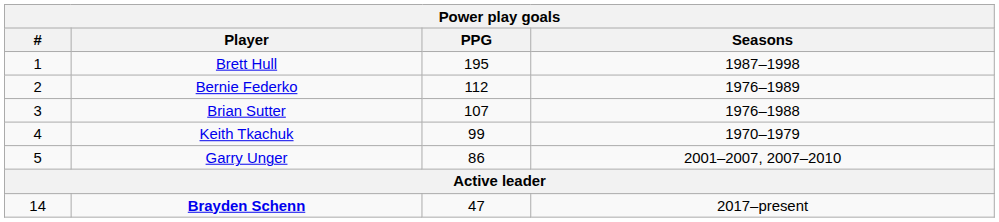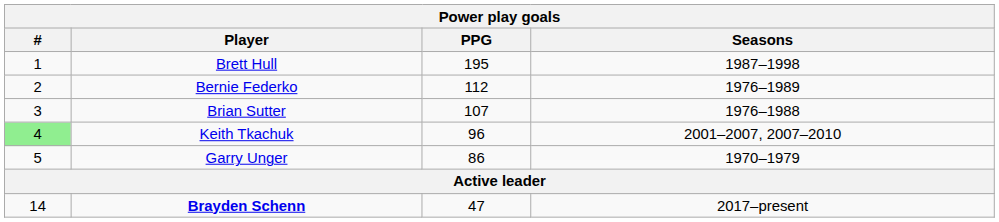(38, 134) no background -> (38, 134) lightgreen background
(476, 134) 99 -> (476, 134) 96
(763, 134) 1970–1979 -> (763, 134) 2001–2007, 2007–2010
(763, 158) 2001–2007, 2007–2010 -> (763, 158) 1970–1979
